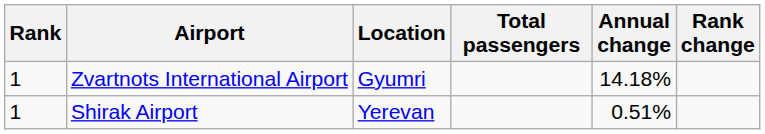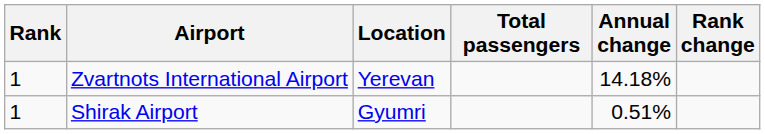(392, 78) Gyumri -> (396, 78) Yerevan
(396, 111) Yerevan -> (392, 111) Gyumri
